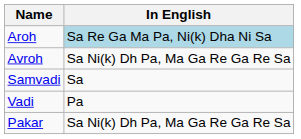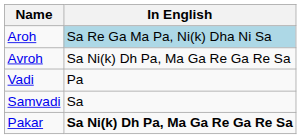rows swapped: (21, 101) <-> (34, 79)
(179, 123) normal -> (180, 123) bold
